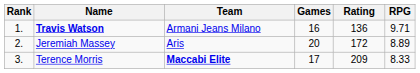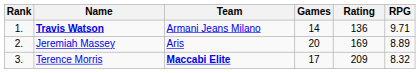(314, 28) 16 -> (314, 28) 14
(359, 44) 172 -> (359, 44) 169
(400, 60) 8.33 -> (400, 60) 8.32
